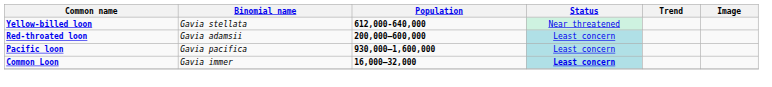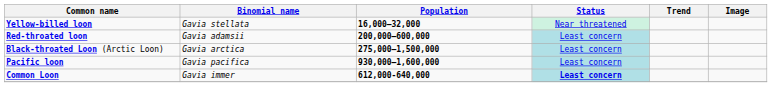(390, 24) 612,000-640,000 -> (389, 24) 16,000–32,000
+ row: (85, 50)
(385, 62) 16,000–32,000 -> (394, 75) 612,000-640,000
